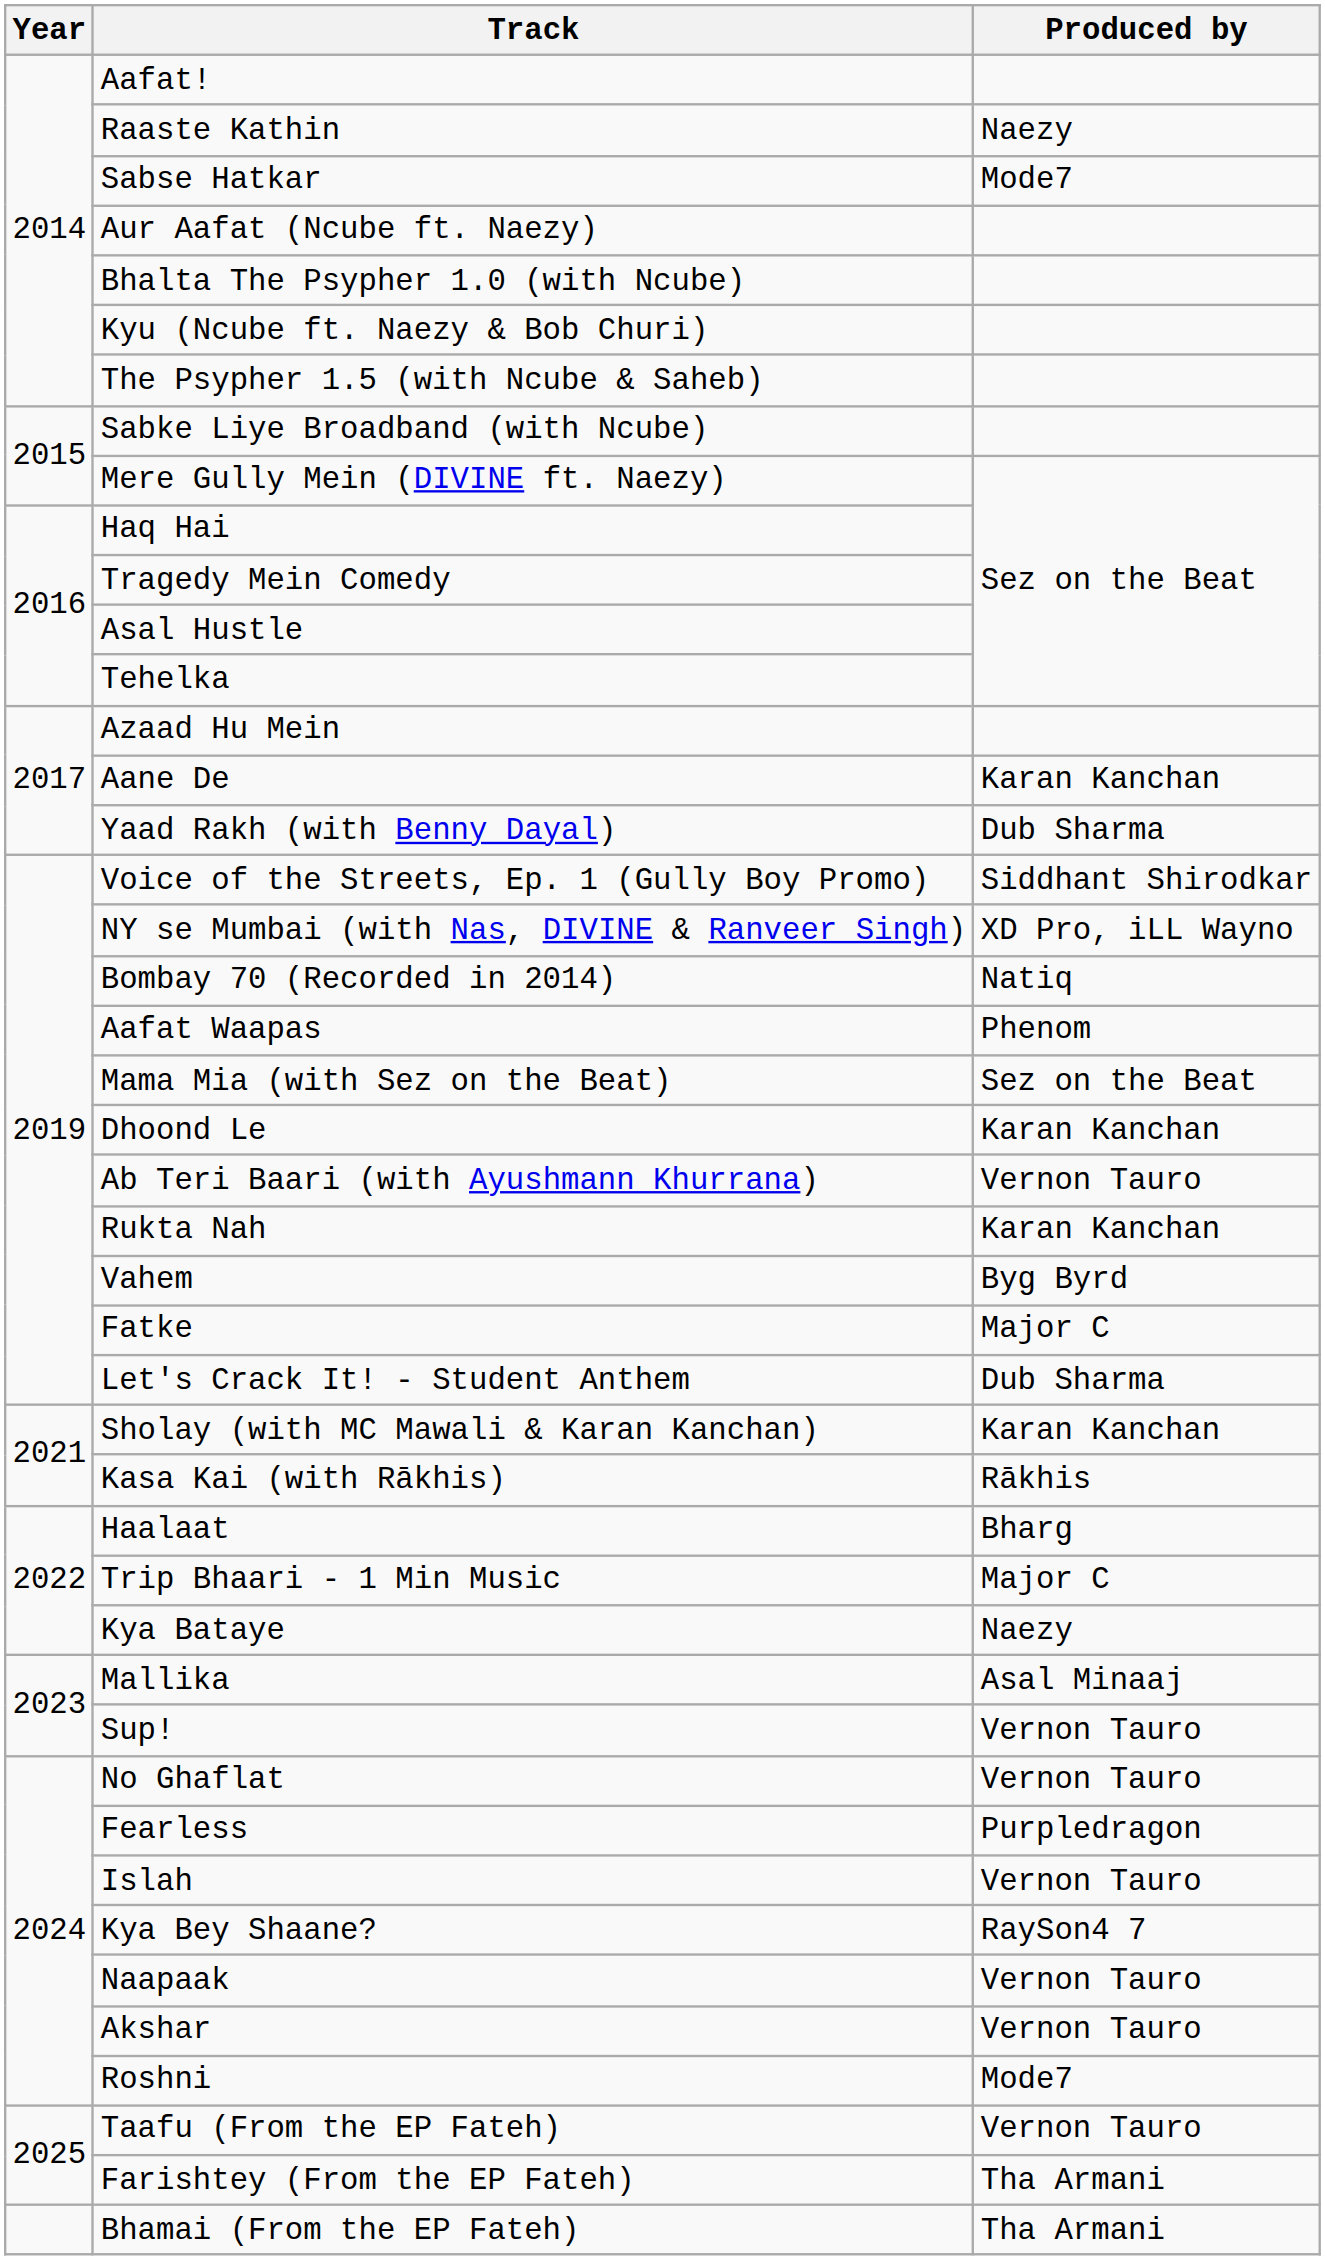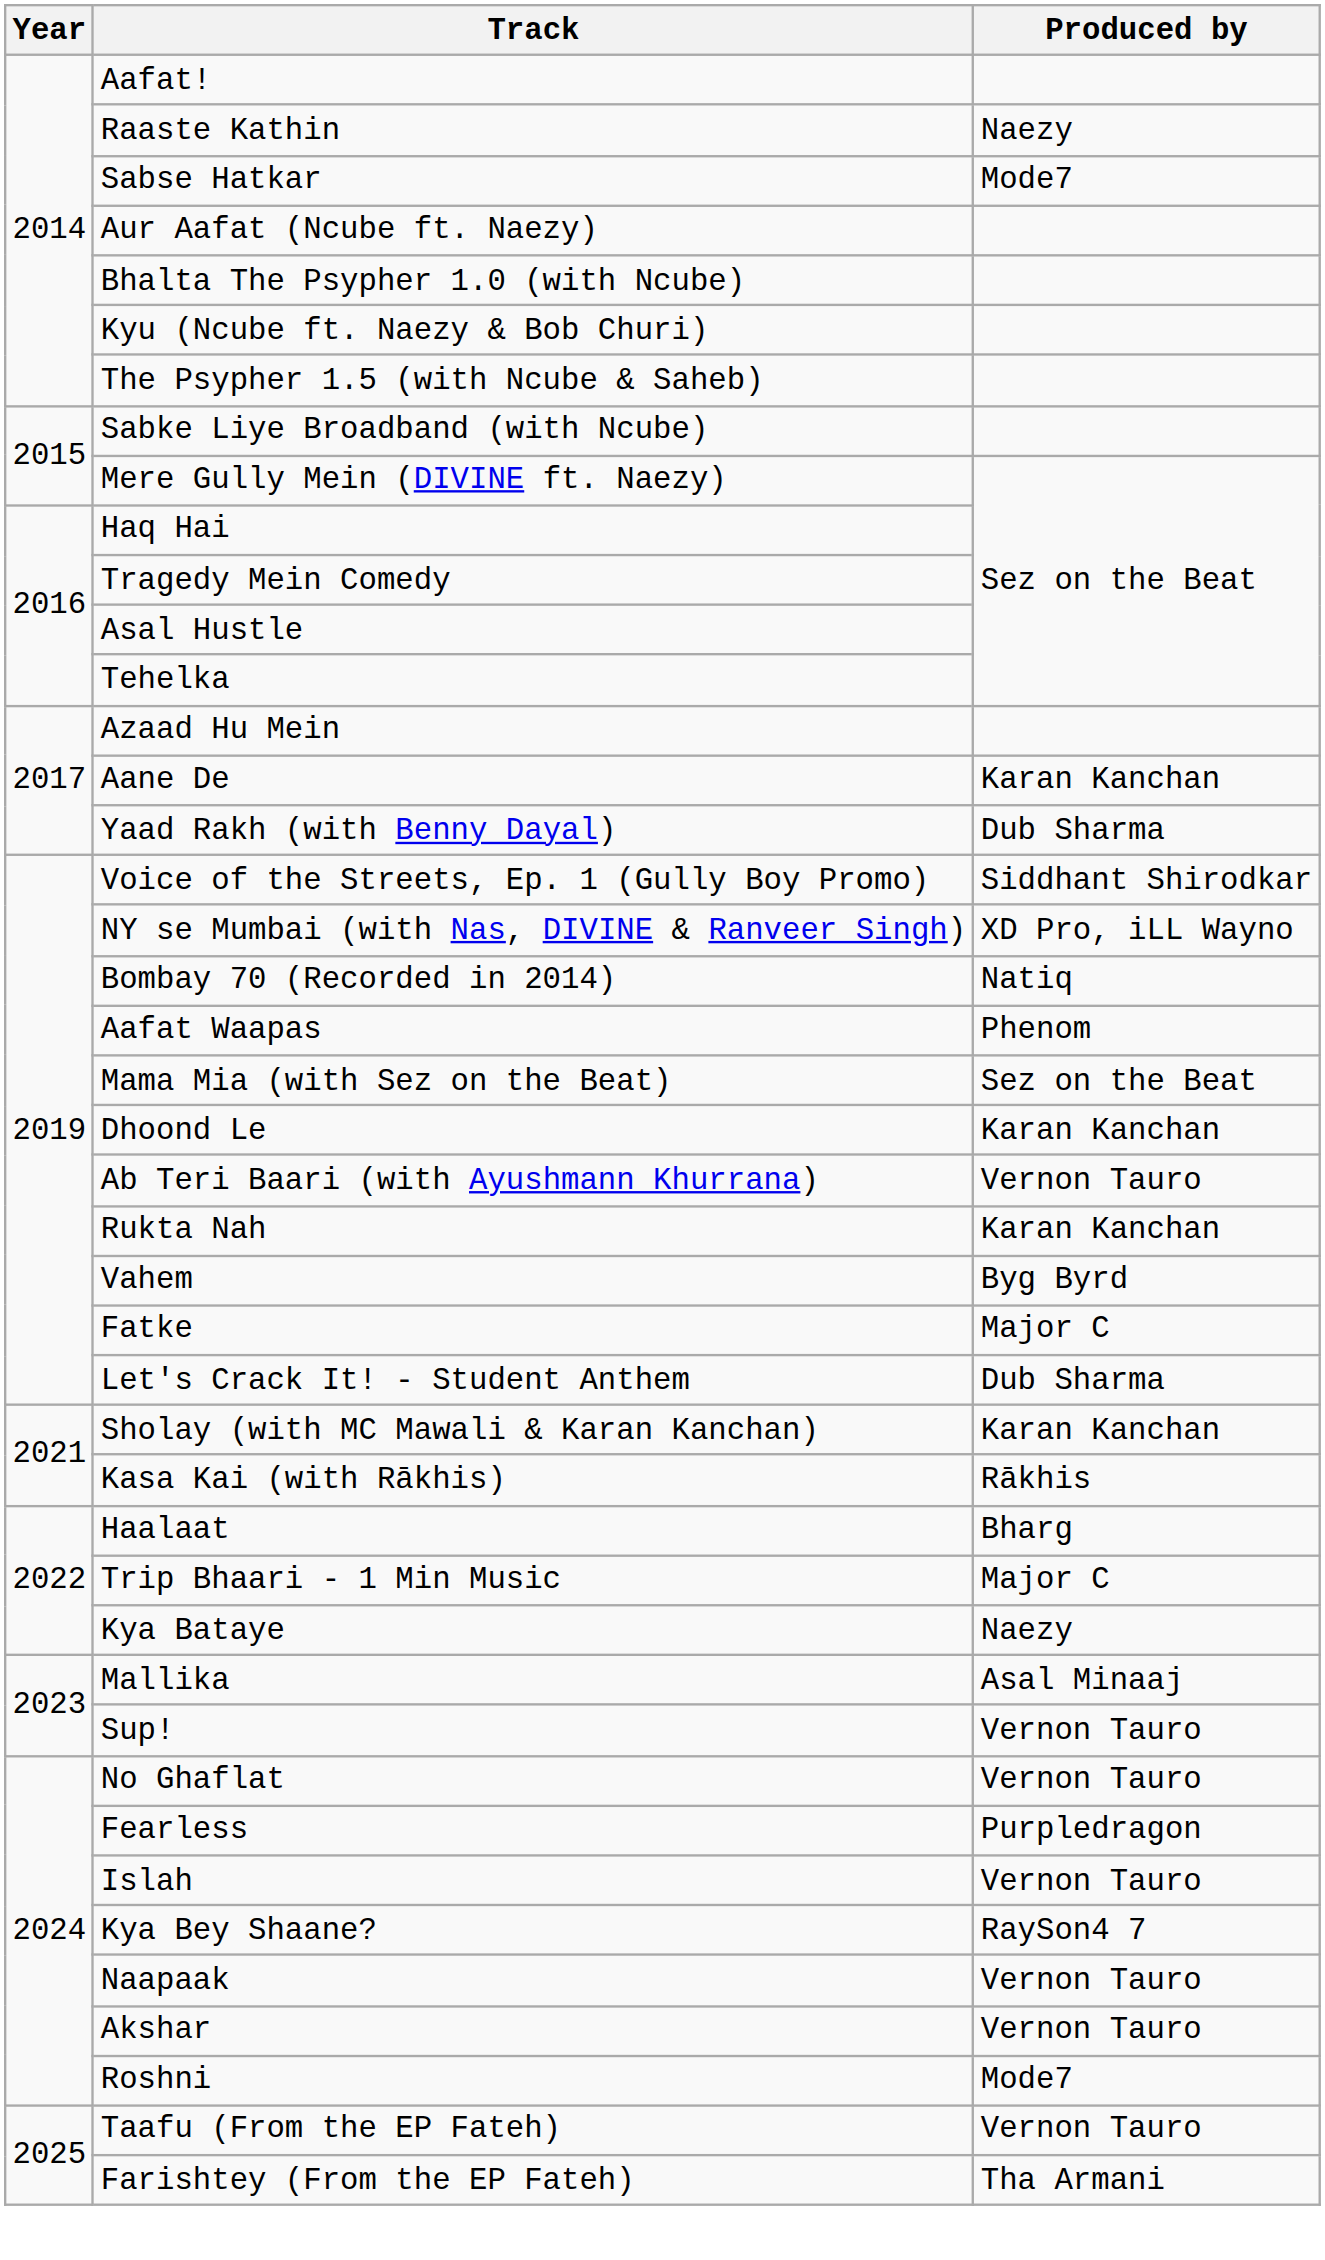- row: (340, 2230)
